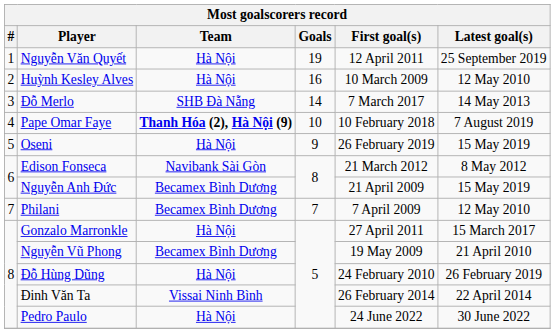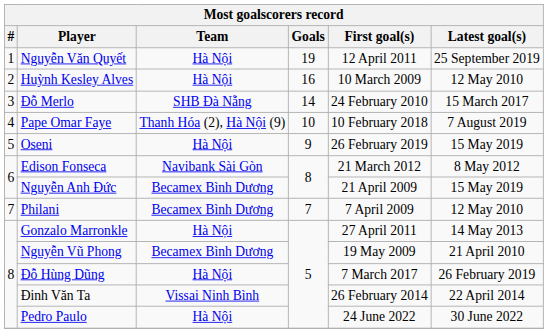(386, 101) 7 March 2017 -> (379, 101) 24 February 2010
(494, 101) 14 May 2013 -> (487, 101) 15 March 2017
(216, 123) bold -> (212, 123) normal
(494, 230) 15 March 2017 -> (487, 230) 14 May 2013
(386, 274) 24 February 2010 -> (379, 274) 7 March 2017
